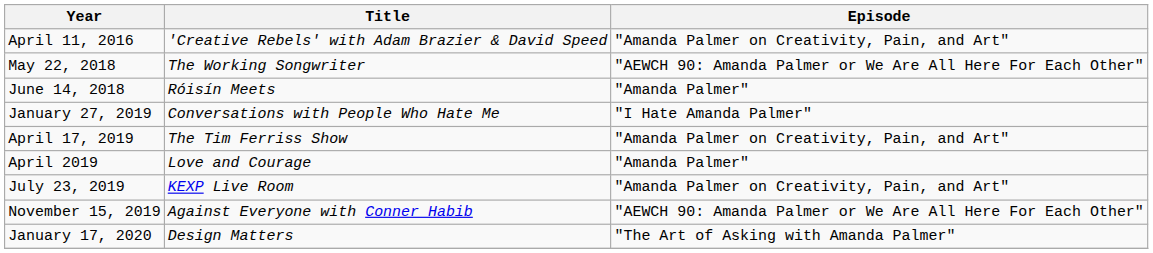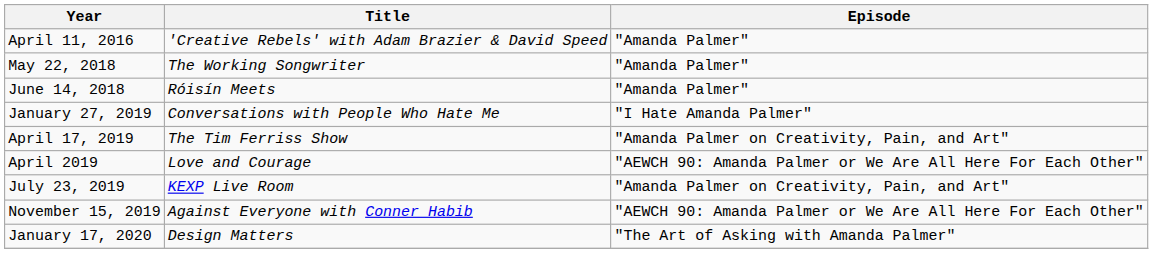(812, 41) "Amanda Palmer on Creativity, Pain, and Art" -> (682, 41) "Amanda Palmer"
(879, 65) "AEWCH 90: Amanda Palmer or We Are All Here For Each Other" -> (682, 65) "Amanda Palmer"
(682, 163) "Amanda Palmer" -> (879, 163) "AEWCH 90: Amanda Palmer or We Are All Here For Each Other"
